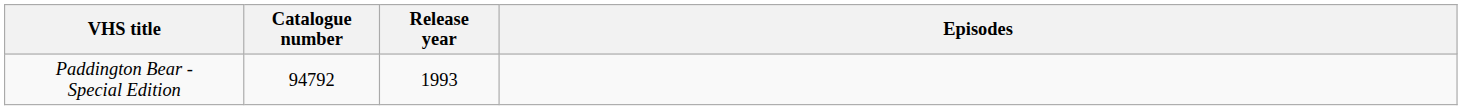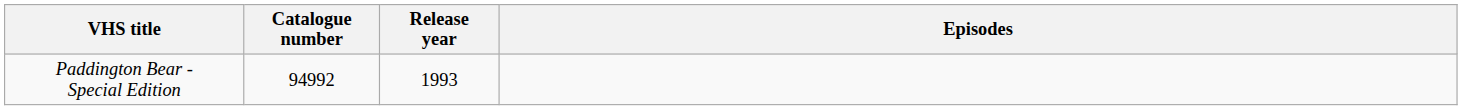(312, 79) 94792 -> (312, 79) 94992
